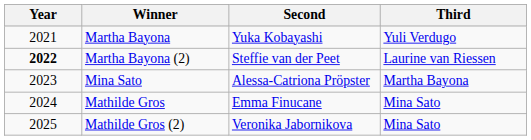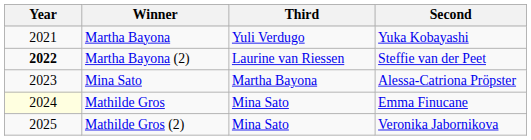columns swapped: (304, 15) <-> (453, 15)
(43, 102) no background -> (43, 102) lightyellow background
